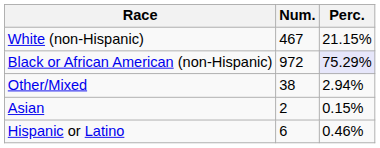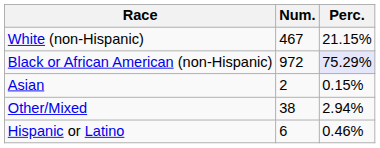rows swapped: (26, 108) <-> (47, 85)
